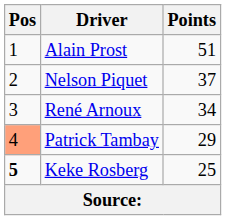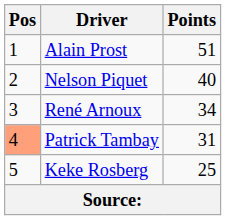(207, 79) 37 -> (207, 79) 40
(207, 140) 29 -> (207, 140) 31
(13, 170) bold -> (13, 170) normal
